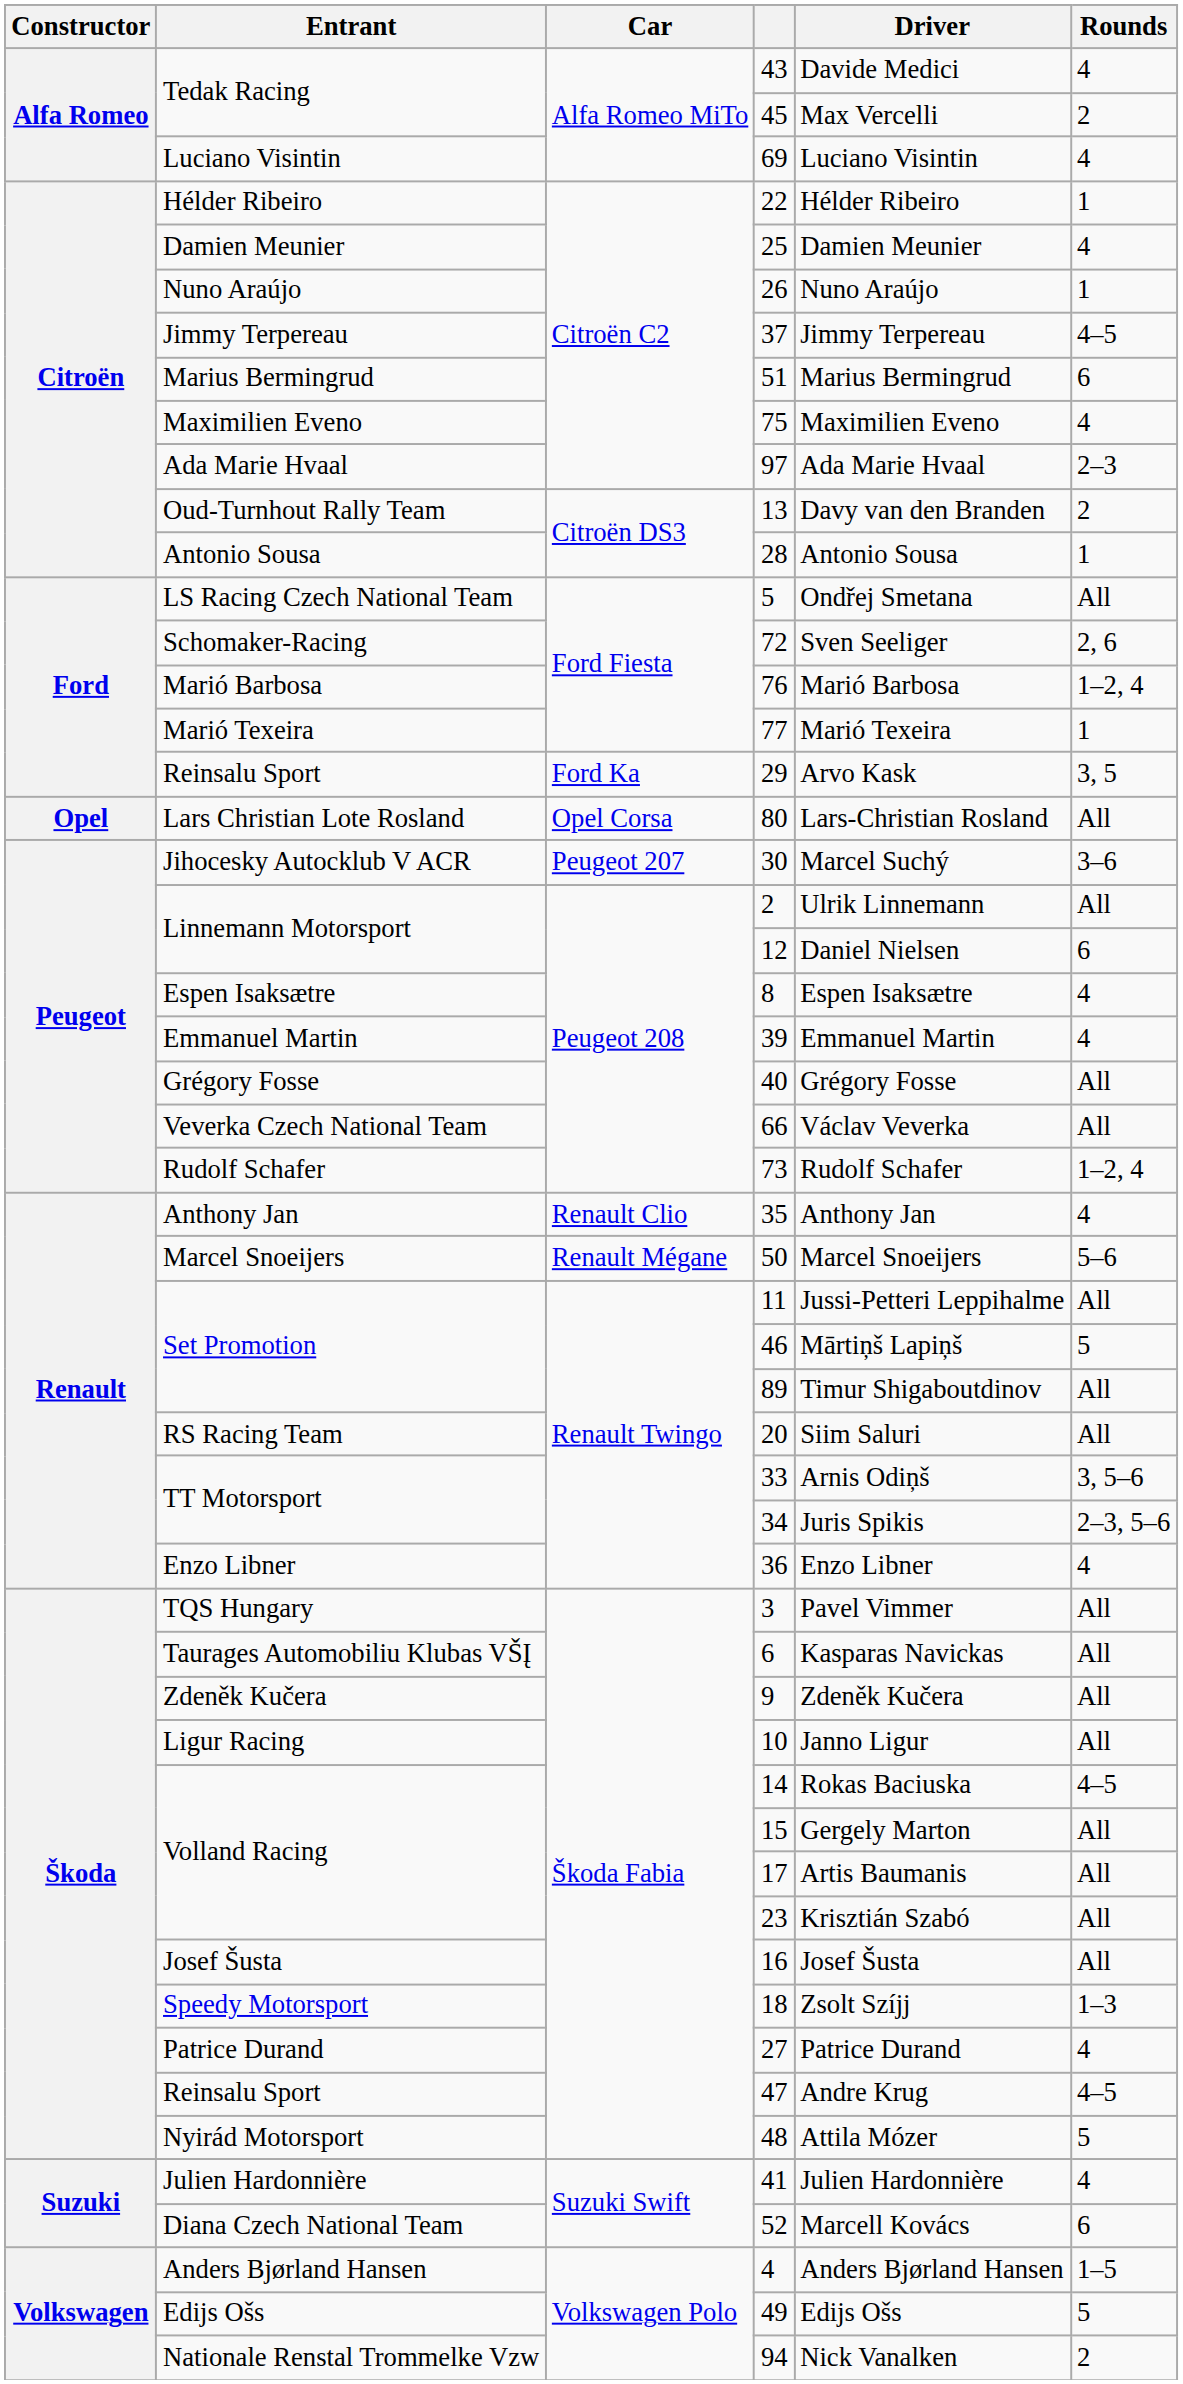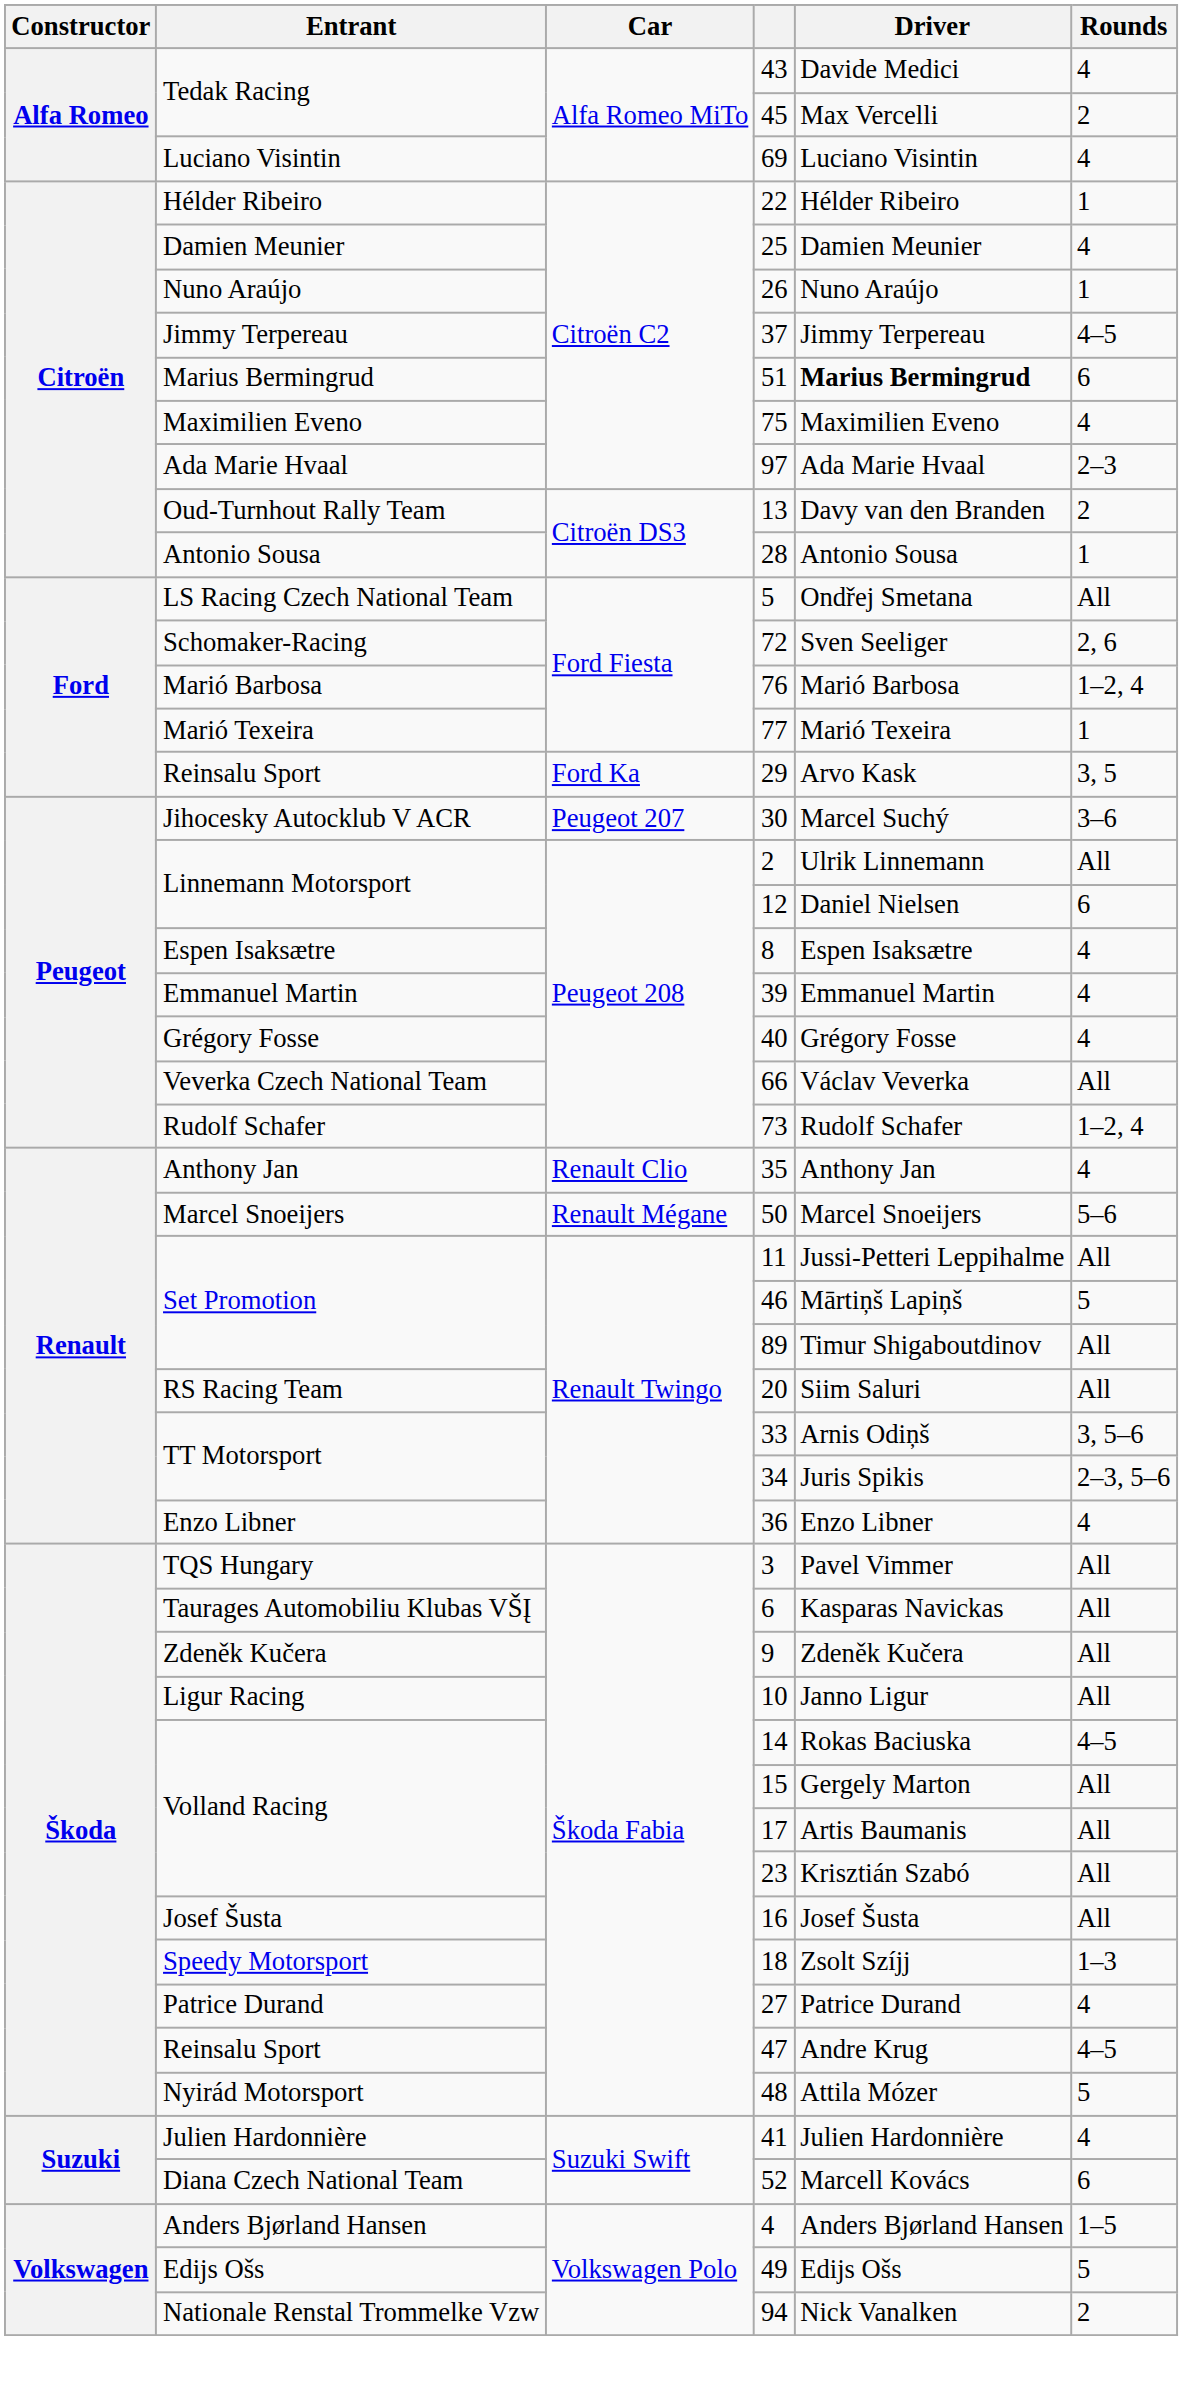(906, 377) normal -> (915, 377) bold
- row: (774, 817)
(1094, 1081) All -> (1084, 1037) 4
